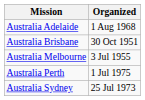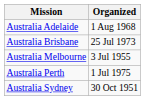(114, 42) 30 Oct 1951 -> (113, 42) 25 Jul 1973
(113, 88) 25 Jul 1973 -> (114, 88) 30 Oct 1951
